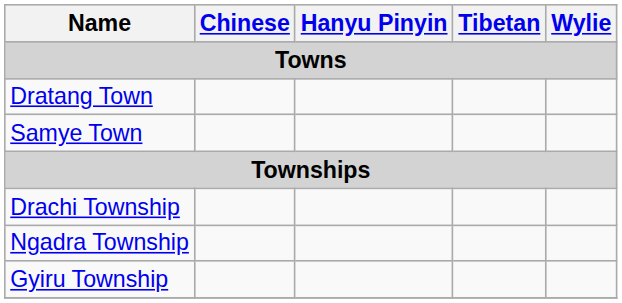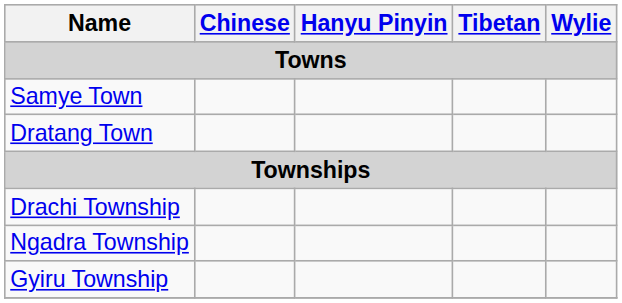rows swapped: (82, 97) <-> (76, 133)
